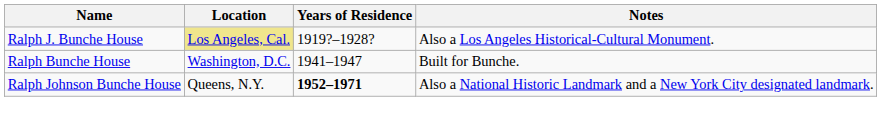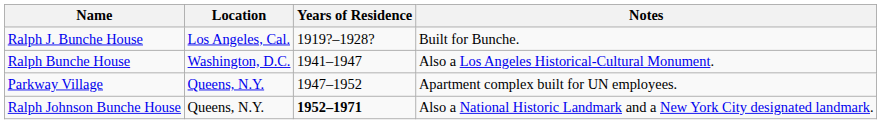(239, 38) khaki background -> (239, 38) no background
(566, 38) Also a Los Angeles Historical-Cultural Monument. -> (469, 38) Built for Bunche.
(469, 61) Built for Bunche. -> (566, 61) Also a Los Angeles Historical-Cultural Monument.
+ row: (55, 84)
